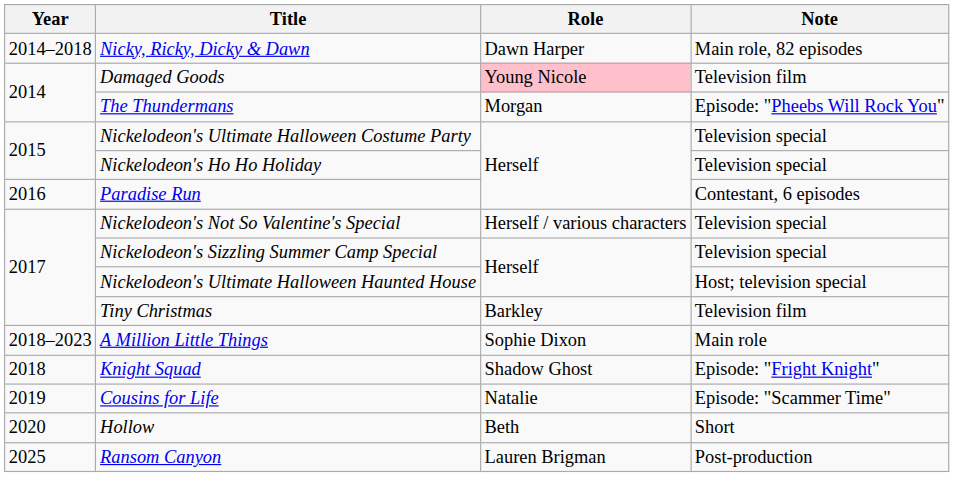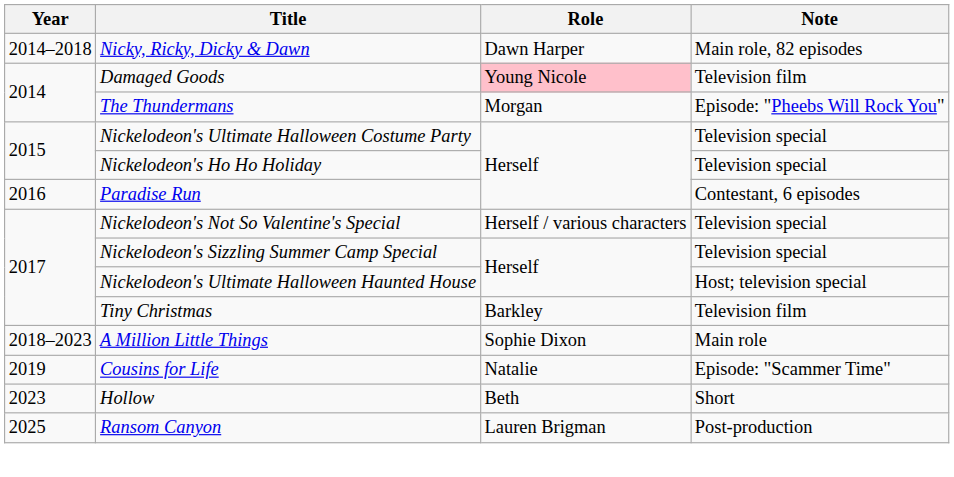- row: (150, 369)
(27, 427) 2020 -> (27, 398) 2023
